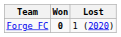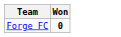- column: (93, 11)
